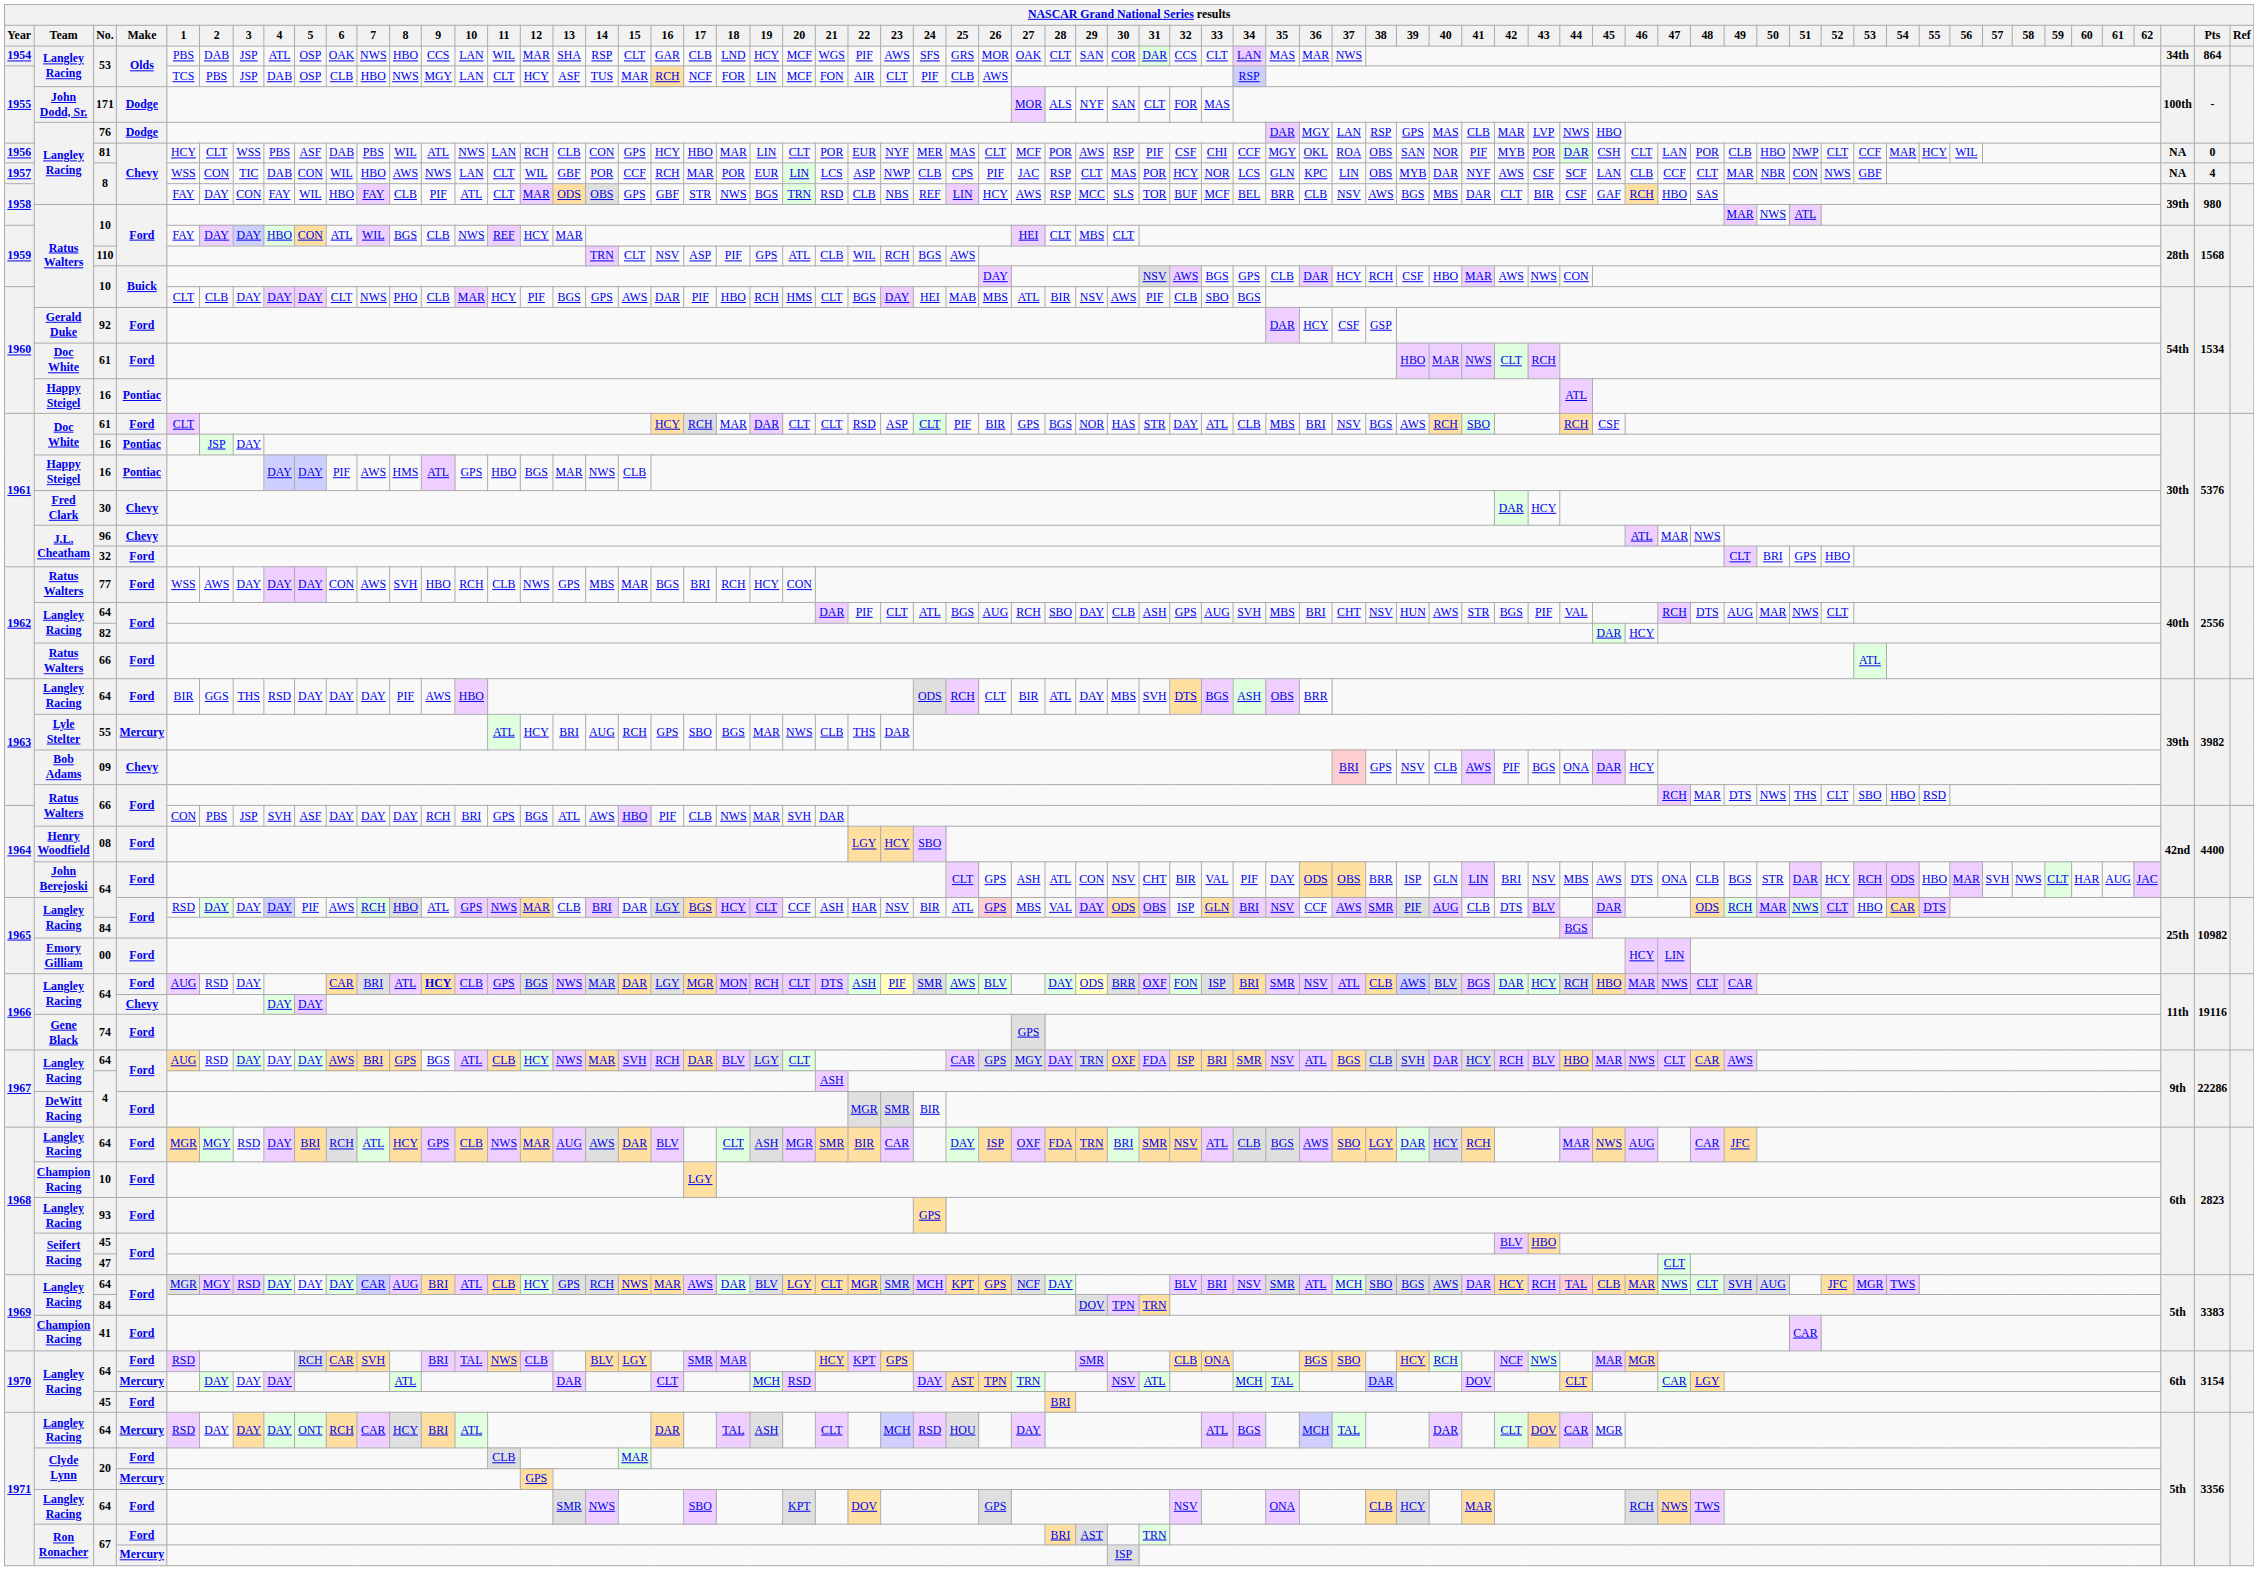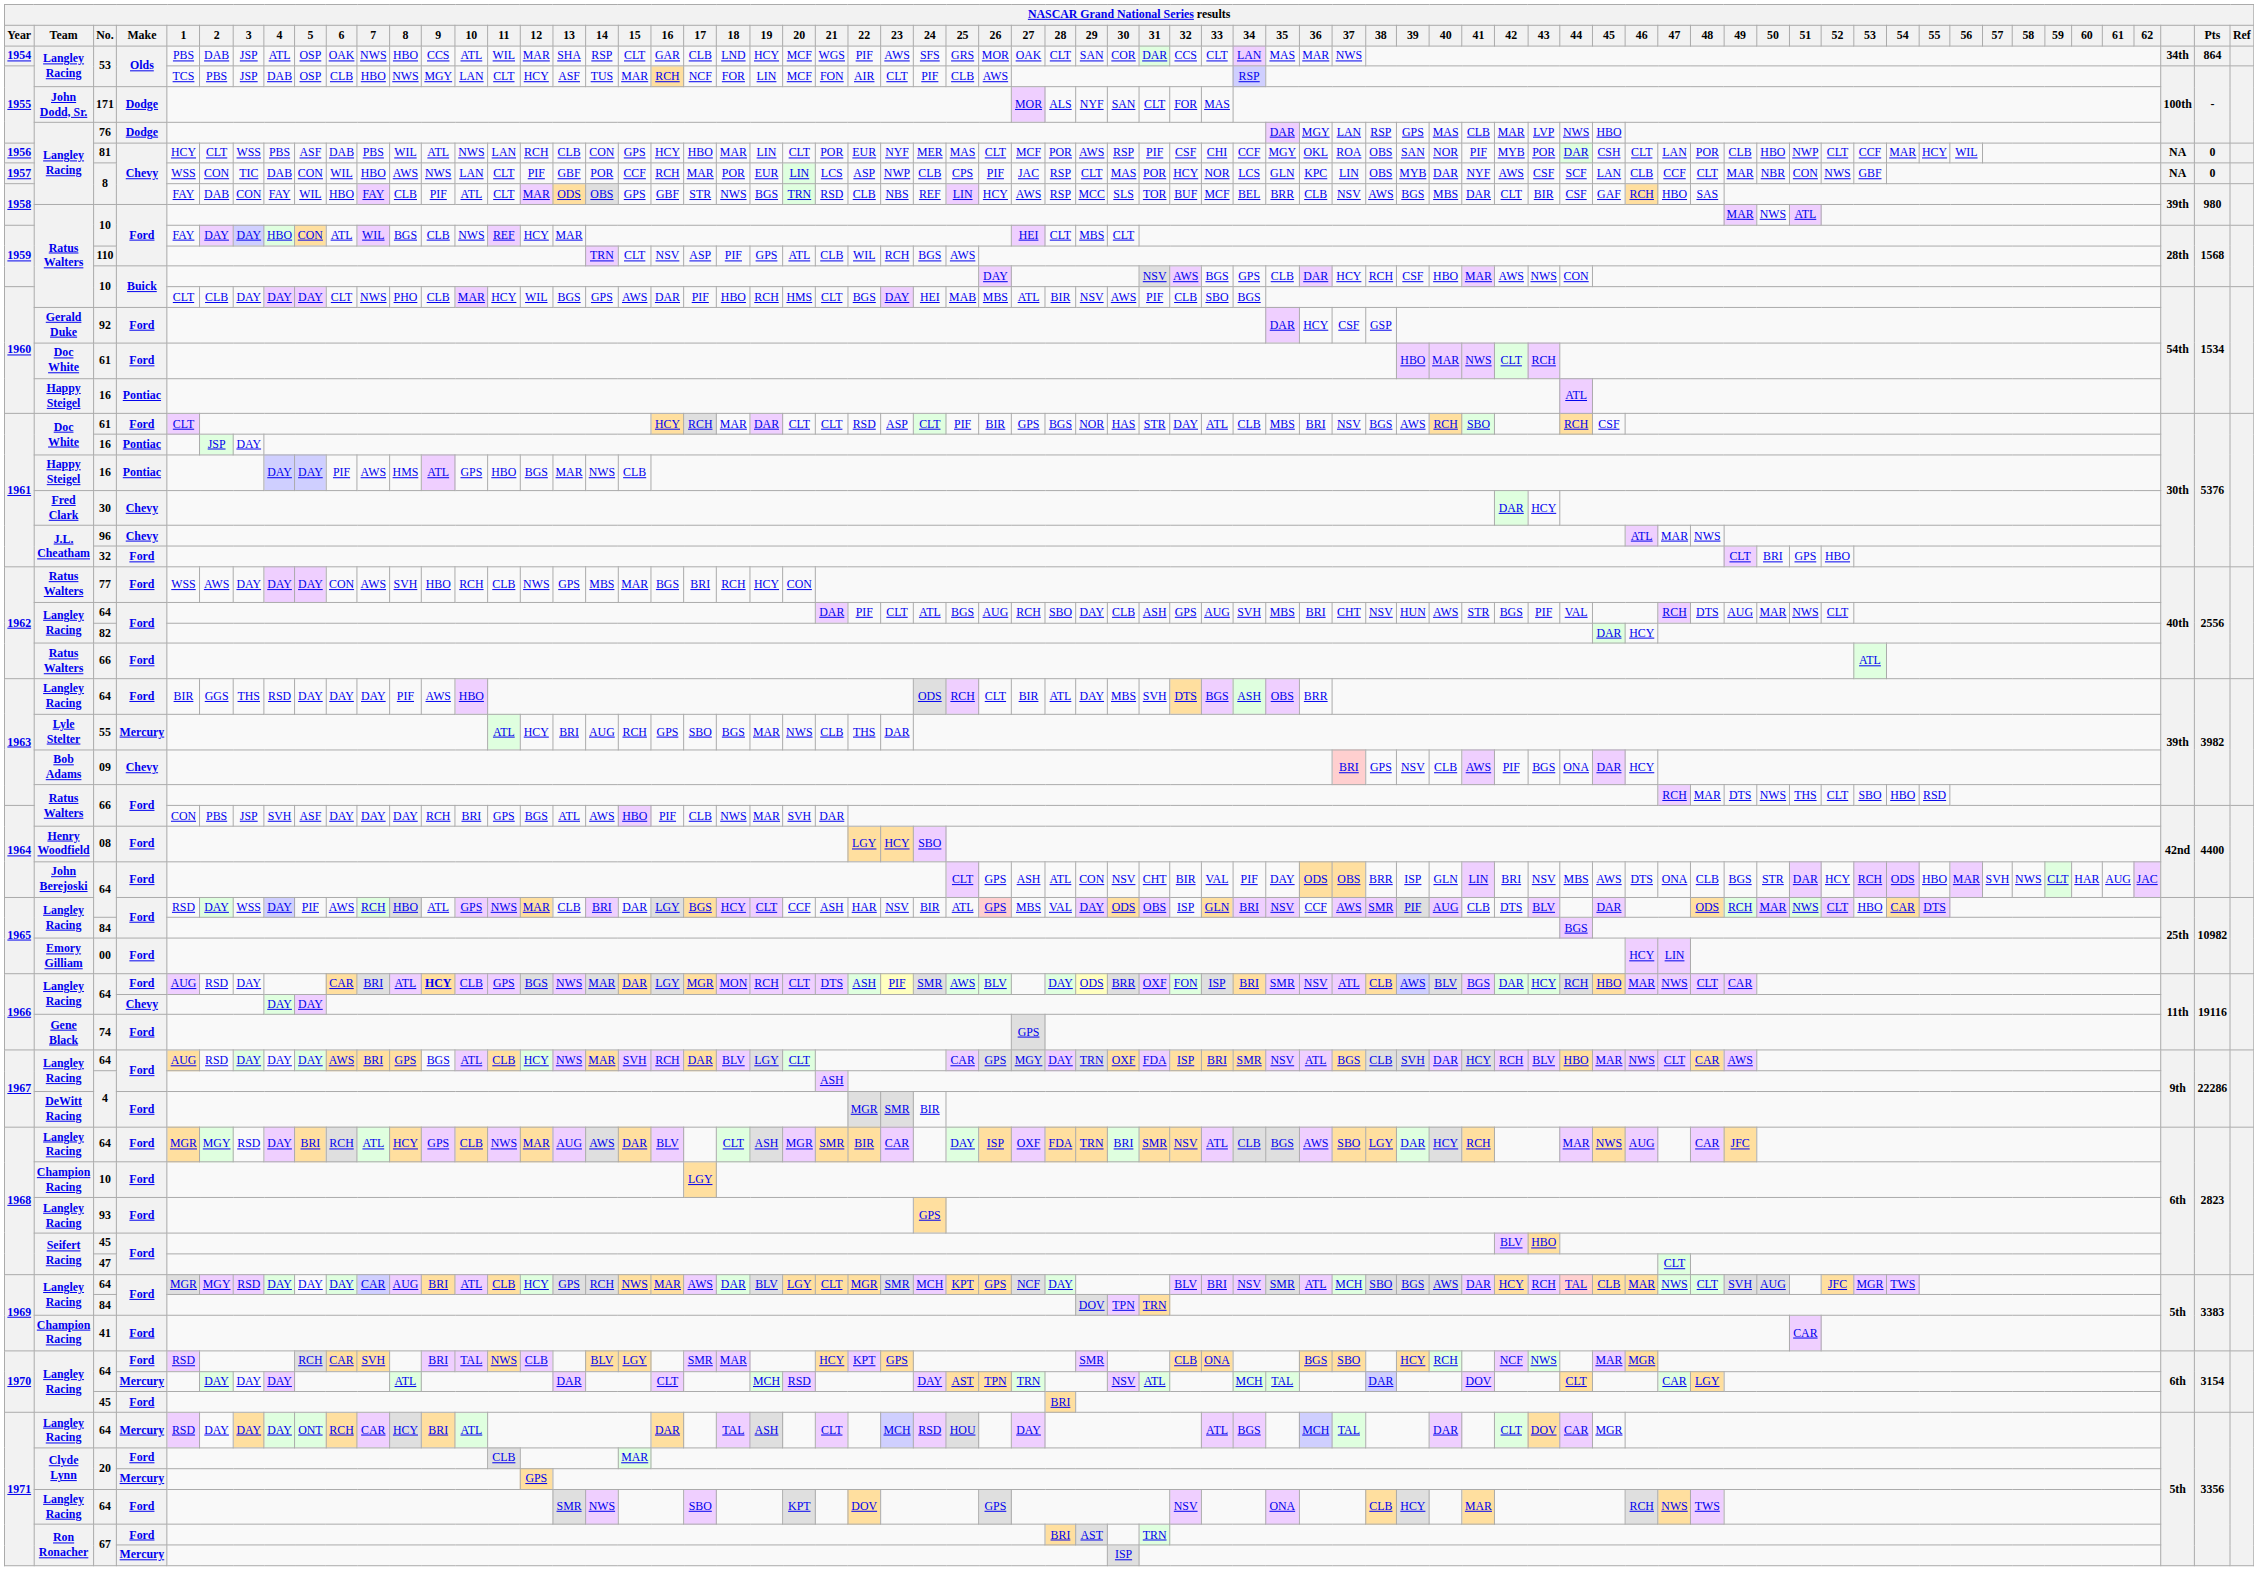(471, 55) LAN -> (471, 55) ATL
(536, 173) WIL -> (536, 173) PIF
(2212, 173) 4 -> (2212, 173) 0
(217, 194) DAY -> (217, 194) DAB
(536, 297) PIF -> (536, 297) WIL
(249, 907) DAY -> (249, 907) WSS
